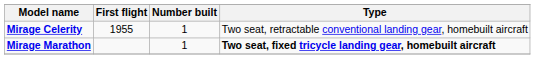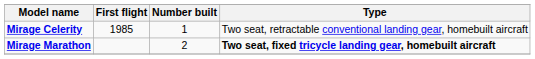(121, 30) 1955 -> (121, 30) 1985
(184, 46) 1 -> (184, 46) 2
